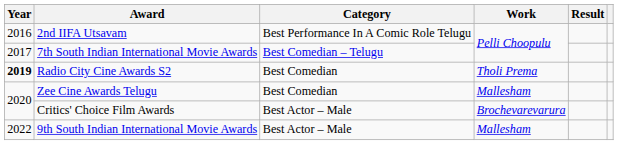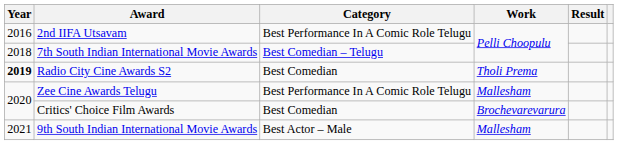(19, 52) 2017 -> (19, 52) 2018
(300, 91) Best Comedian -> (367, 91) Best Performance In A Comic Role Telugu
(307, 110) Best Actor – Male -> (300, 110) Best Comedian
(19, 129) 2022 -> (19, 129) 2021
